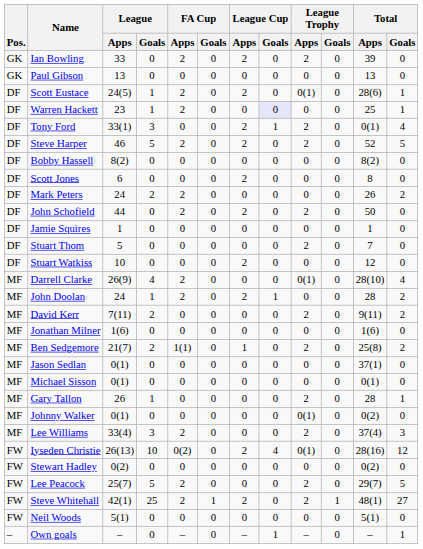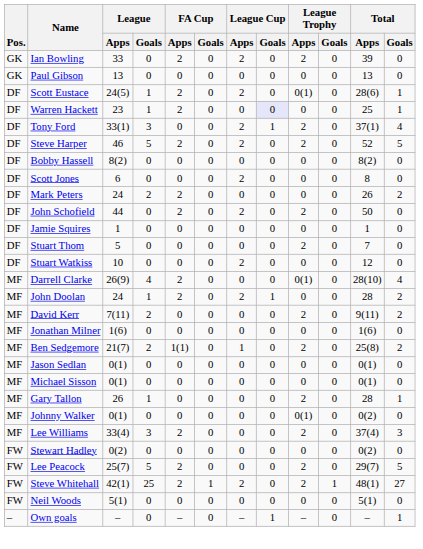(370, 127) 0(1) -> (367, 127) 37(1)
(370, 365) 37(1) -> (367, 365) 0(1)
- row: (65, 450)
